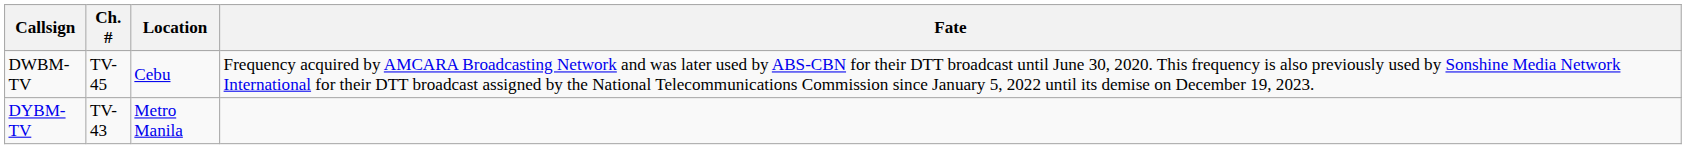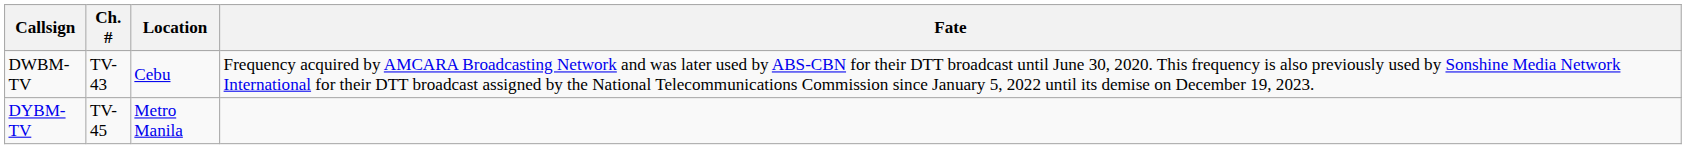(103, 74) TV-45 -> (103, 74) TV-43
(103, 120) TV-43 -> (103, 120) TV-45
